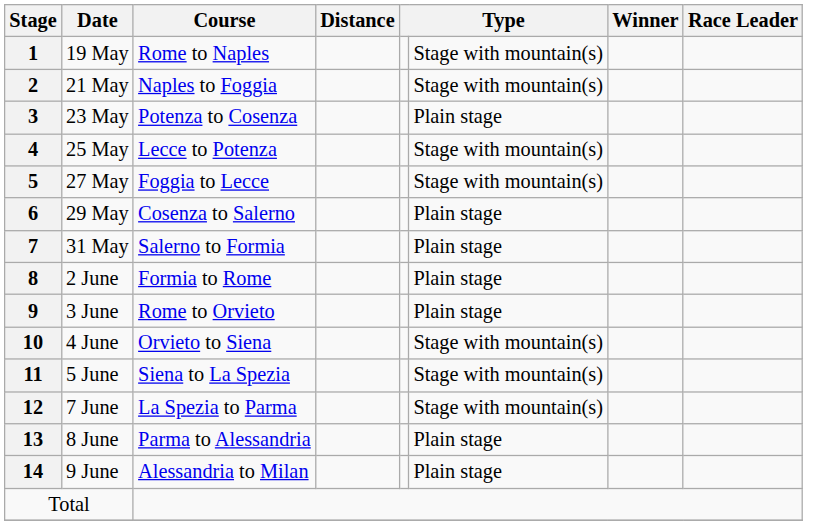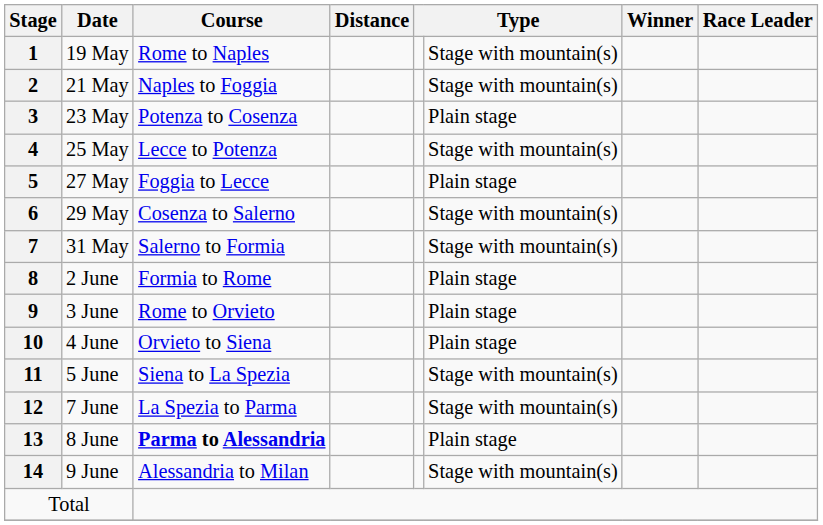(508, 181) Stage with mountain(s) -> (472, 181) Plain stage
(458, 213) Plain stage -> (523, 213) Stage with mountain(s)
(458, 246) Plain stage -> (523, 246) Stage with mountain(s)
(508, 342) Stage with mountain(s) -> (472, 342) Plain stage
(224, 439) normal -> (232, 439) bold
(458, 471) Plain stage -> (523, 471) Stage with mountain(s)
